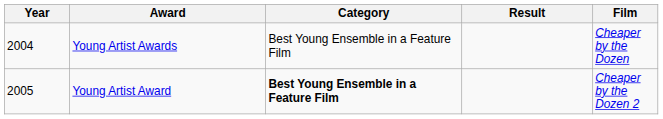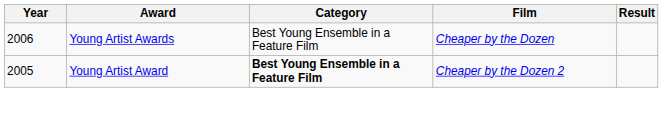columns swapped: (625, 13) <-> (527, 13)
(20, 45) 2004 -> (20, 39) 2006
